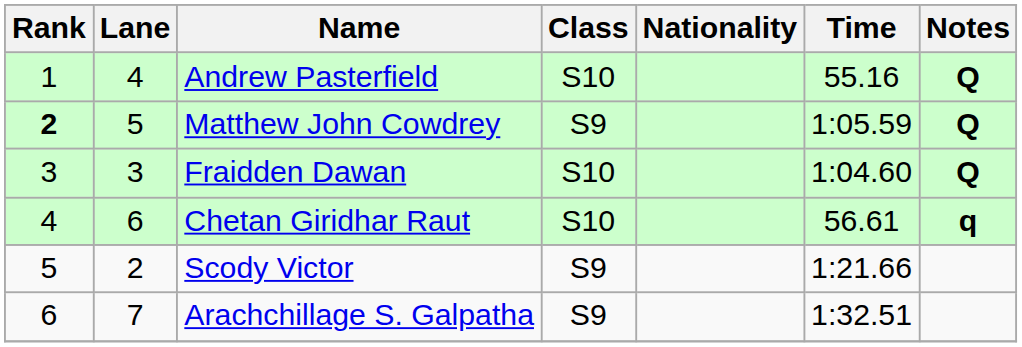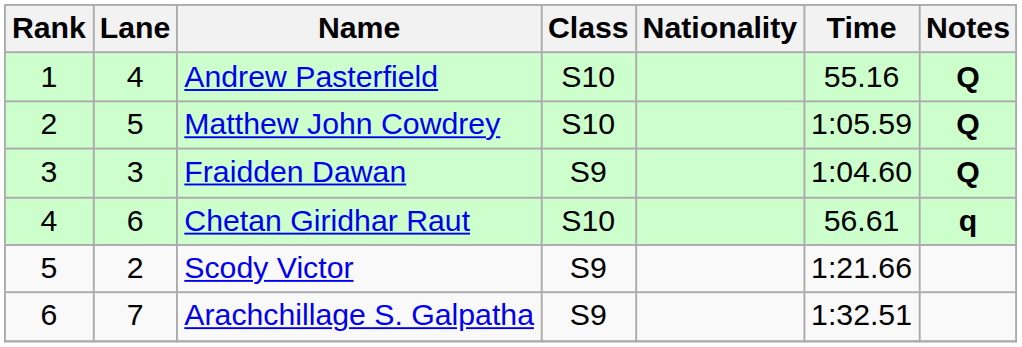(49, 124) bold -> (49, 124) normal
(588, 124) S9 -> (588, 124) S10
(588, 172) S10 -> (588, 172) S9
